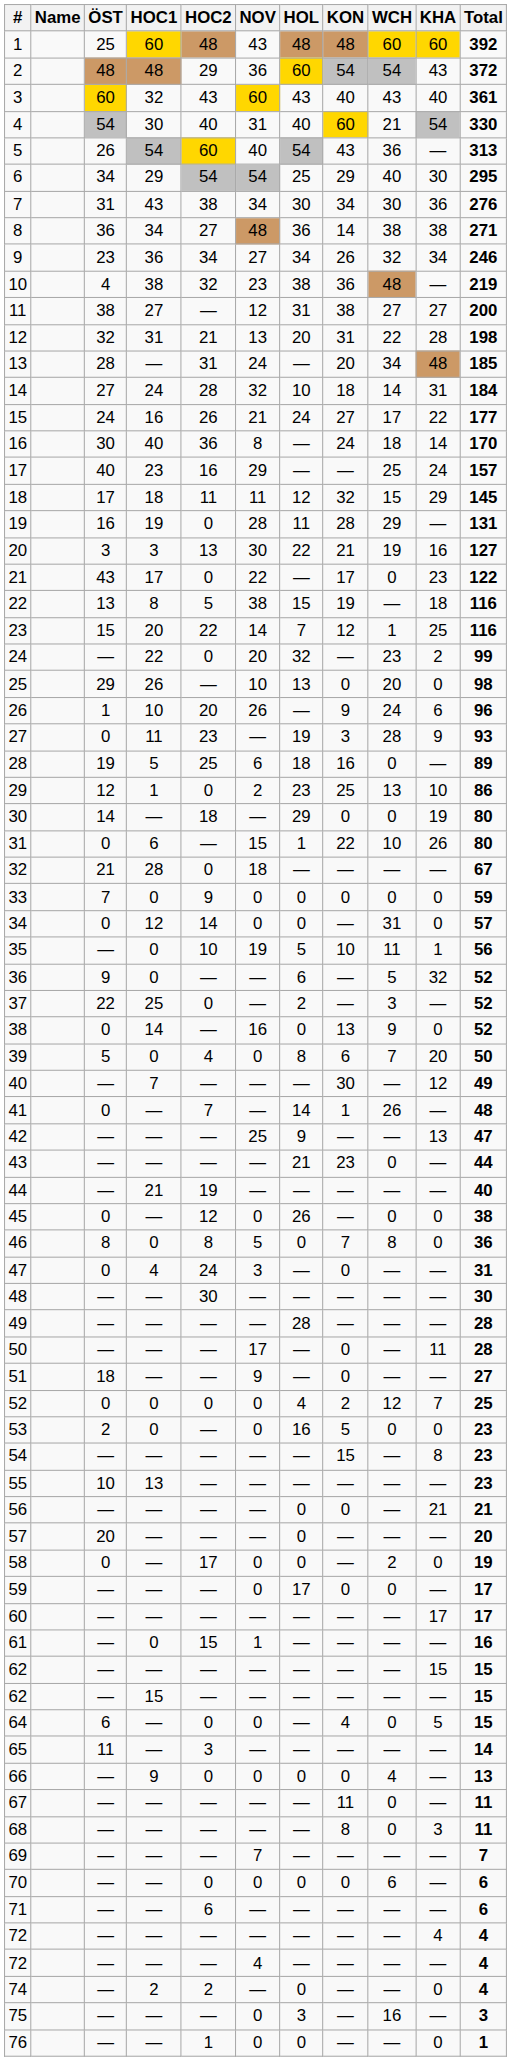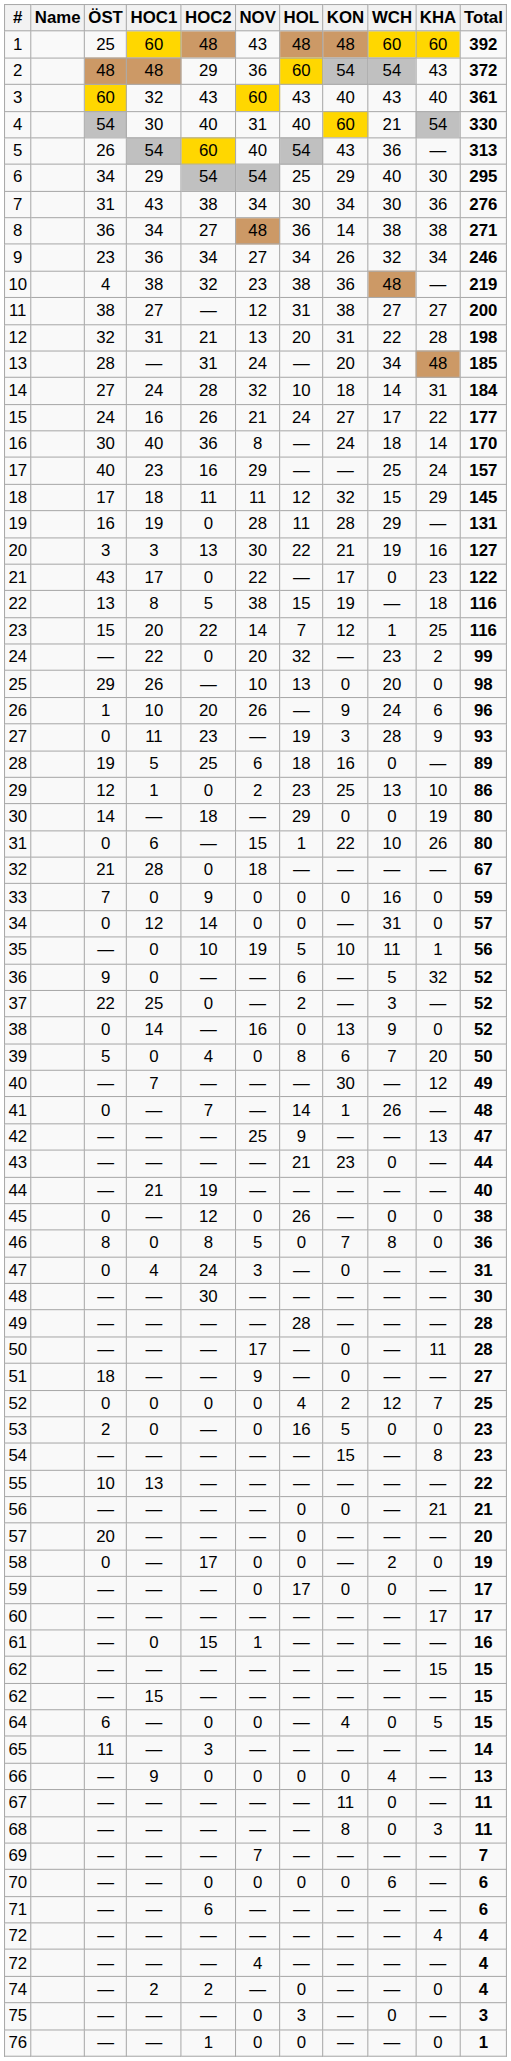(392, 897) 0 -> (392, 897) 16
(483, 1483) 23 -> (483, 1483) 22
(392, 2016) 16 -> (392, 2016) 0
